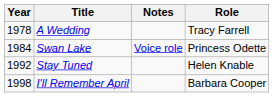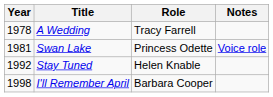columns swapped: (227, 13) <-> (158, 13)
(19, 48) 1984 -> (19, 48) 1981
